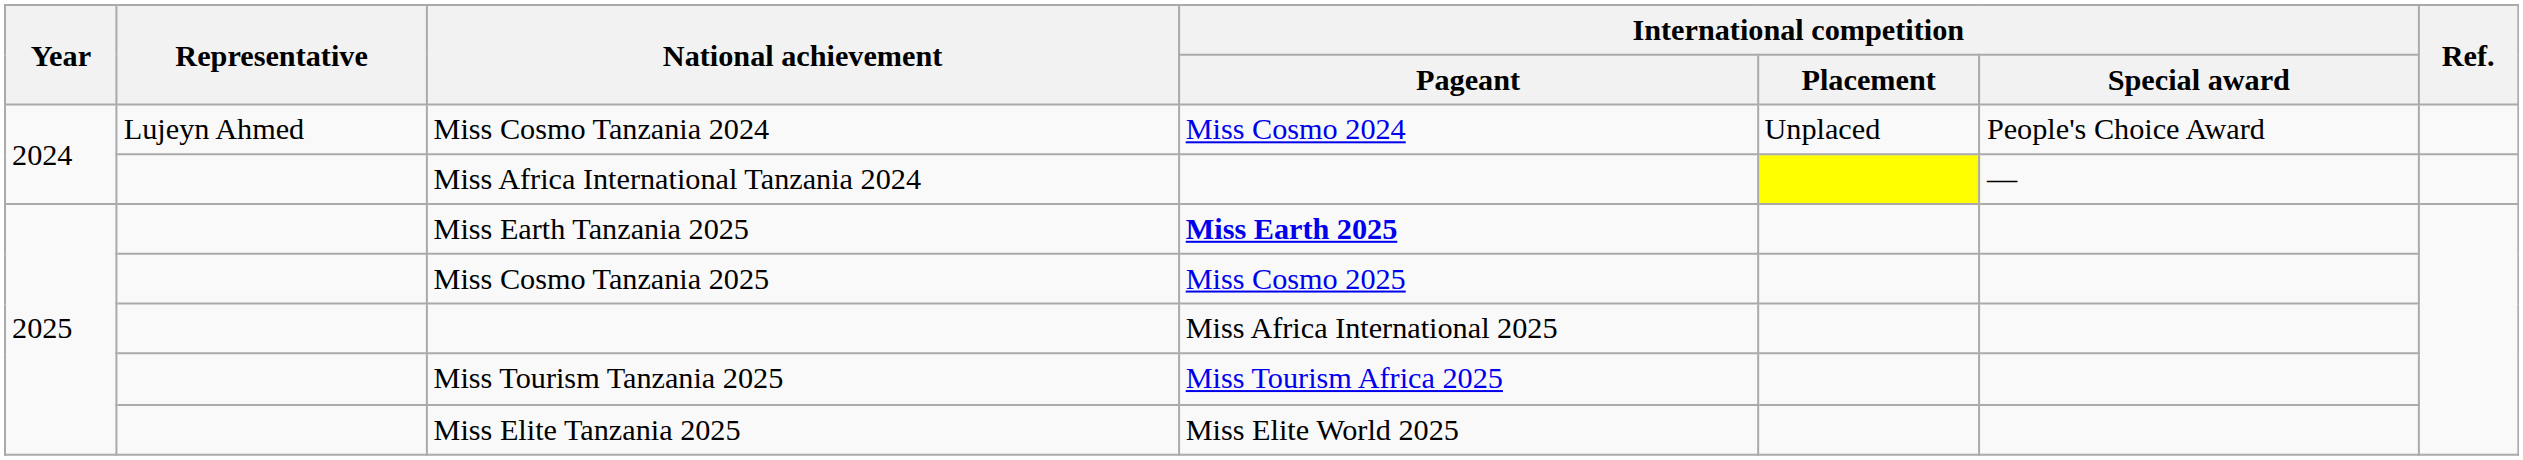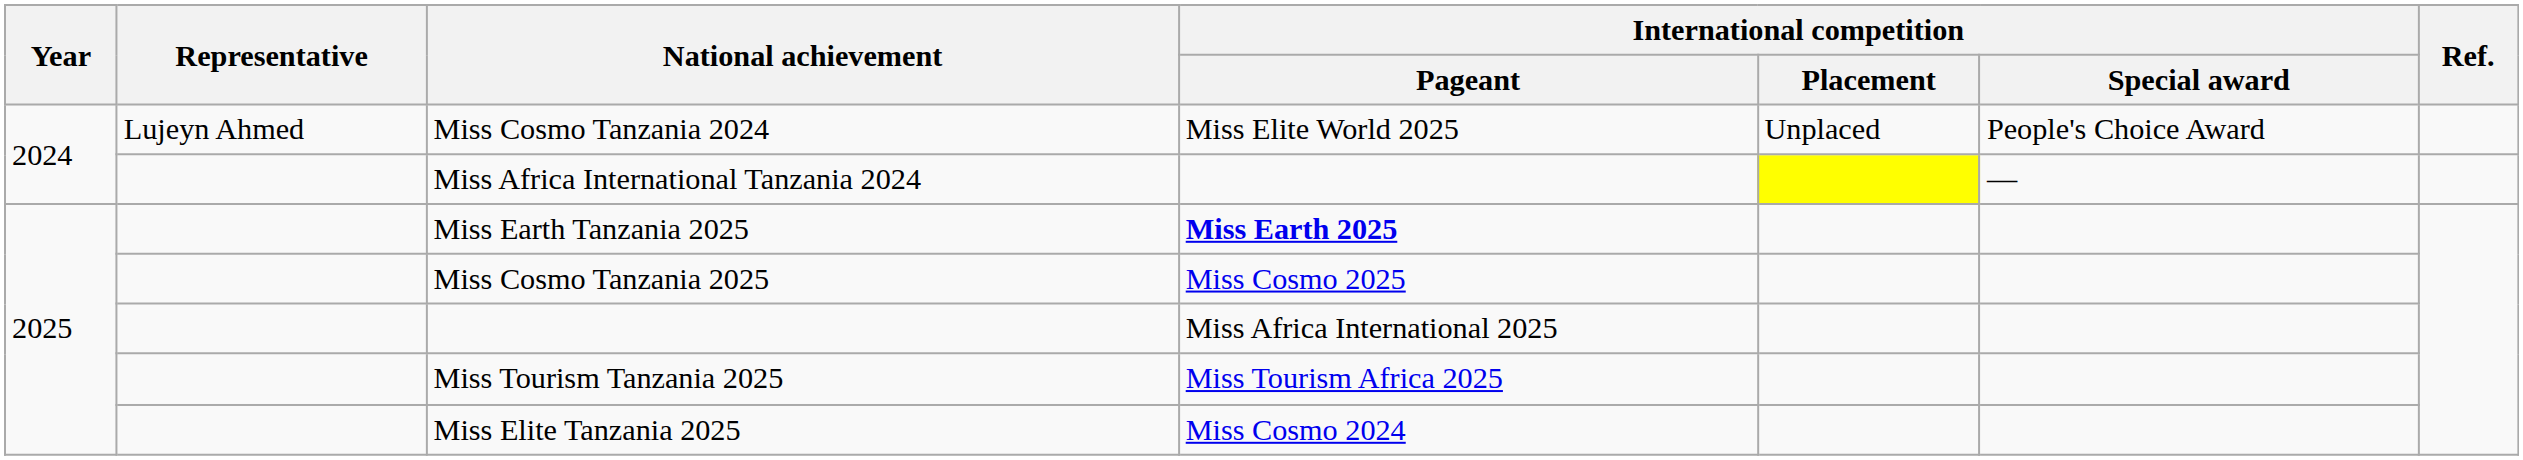(1296, 129) Miss Cosmo 2024 -> (1322, 129) Miss Elite World 2025
(1322, 428) Miss Elite World 2025 -> (1296, 428) Miss Cosmo 2024
